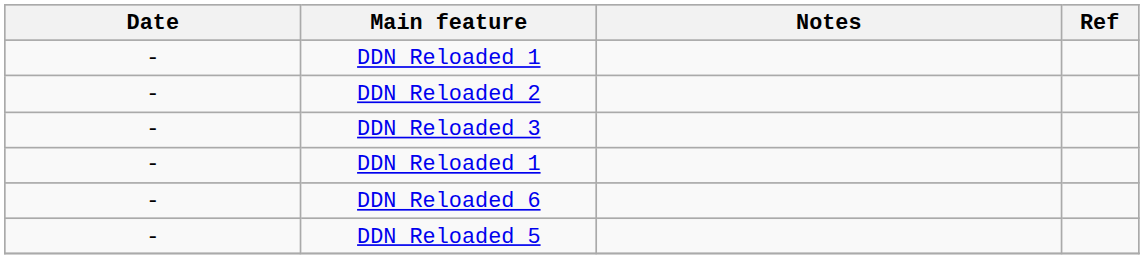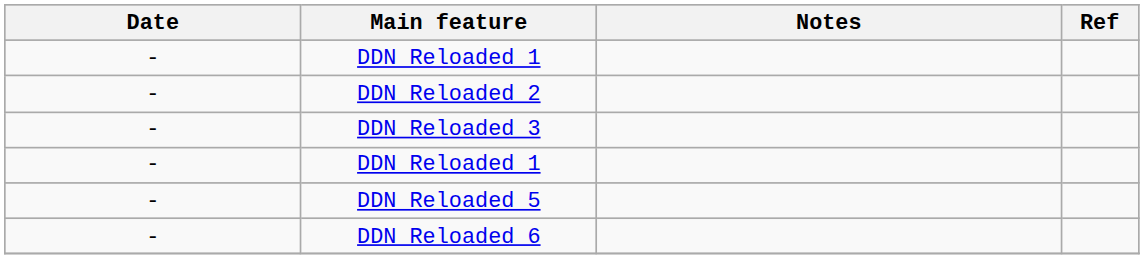rows swapped: (153, 236) <-> (153, 201)
